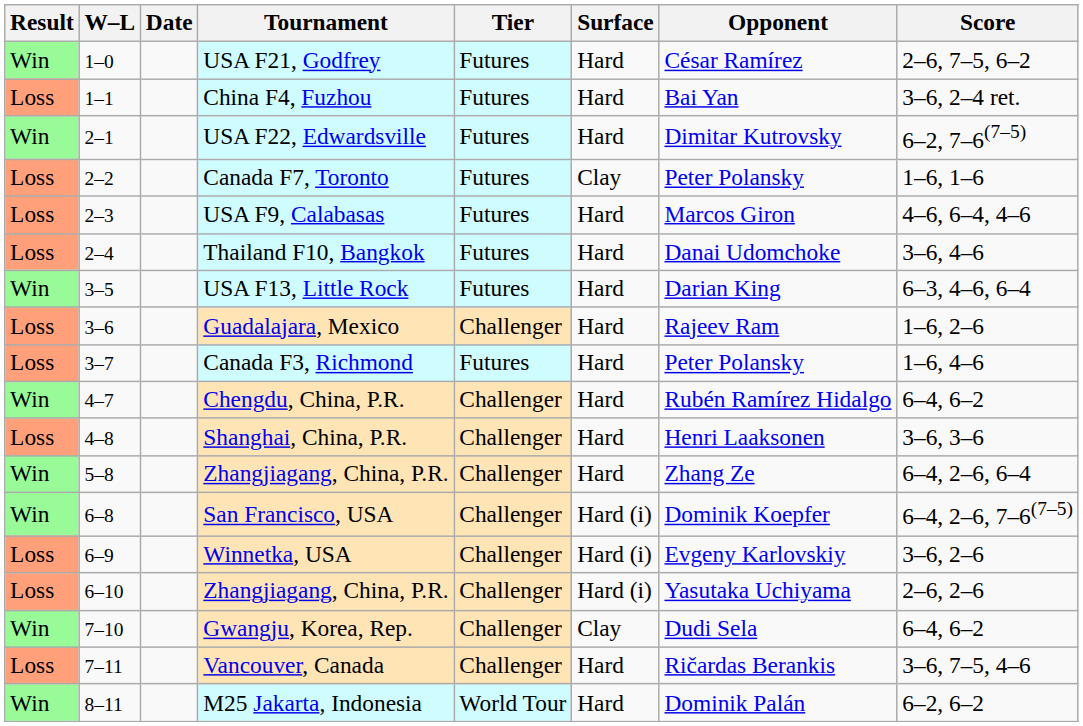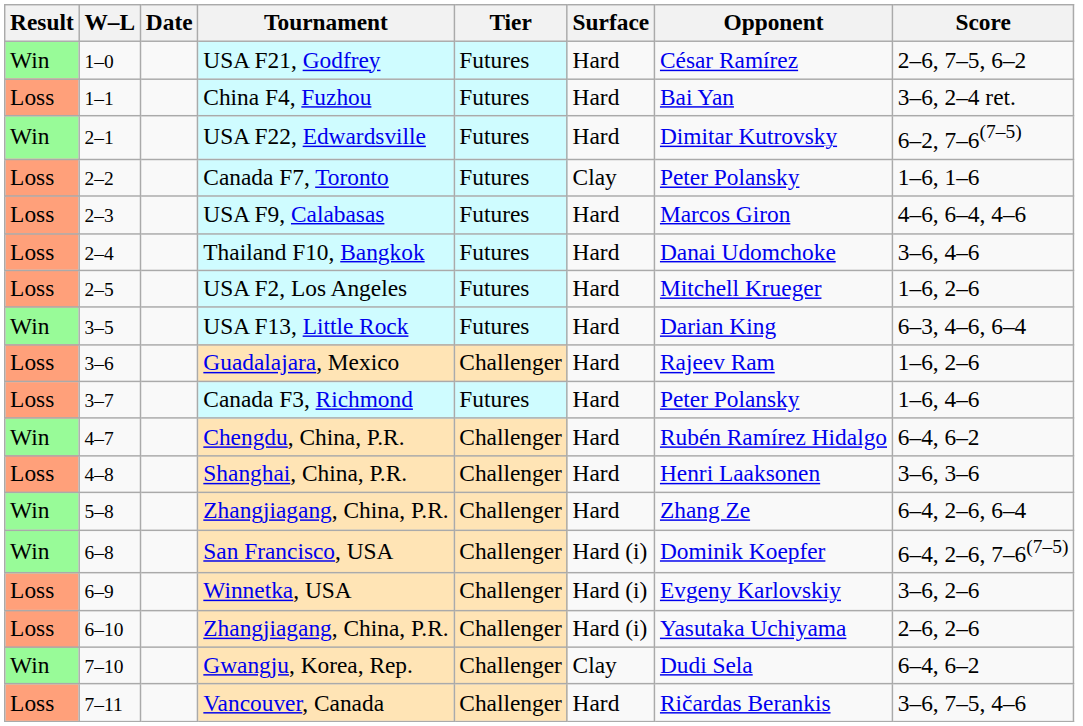+ row: (99, 290)
- row: (104, 703)
